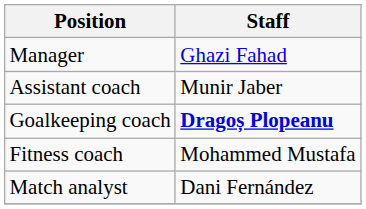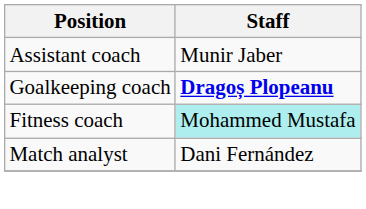- row: (47, 54)
(268, 154) no background -> (268, 120) paleturquoise background
